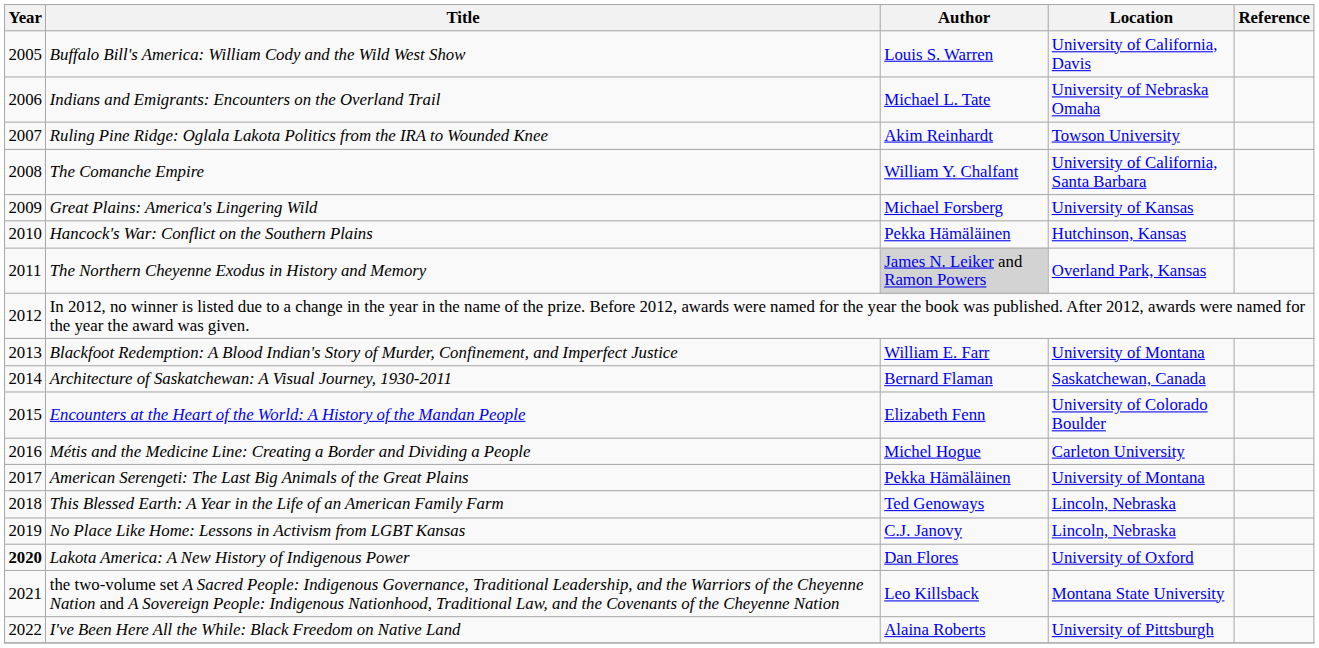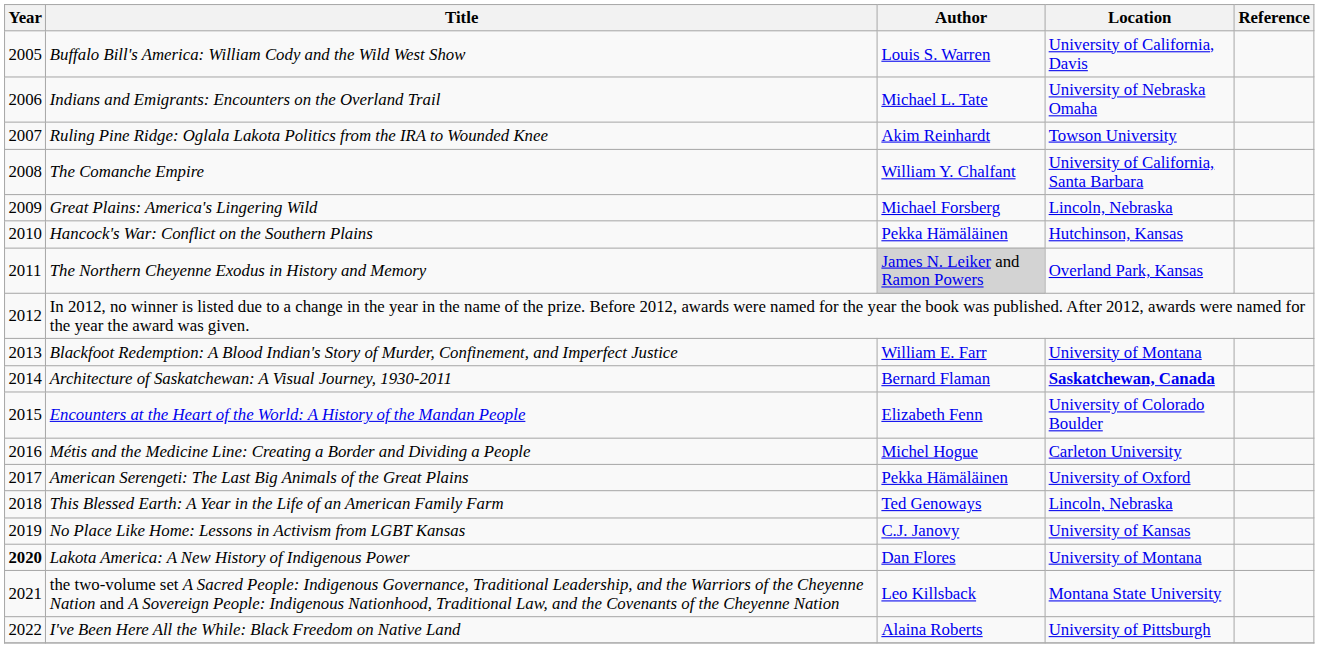(1123, 207) University of Kansas -> (1111, 207) Lincoln, Nebraska
(1129, 378) normal -> (1132, 378) bold
(1128, 477) University of Montana -> (1120, 477) University of Oxford
(1114, 530) Lincoln, Nebraska -> (1120, 530) University of Kansas
(1123, 557) University of Oxford -> (1125, 557) University of Montana
